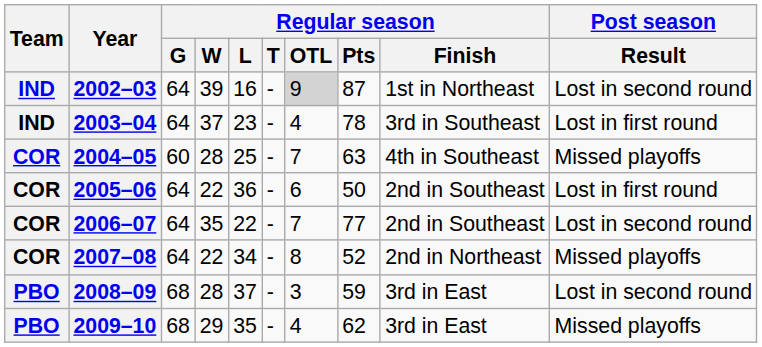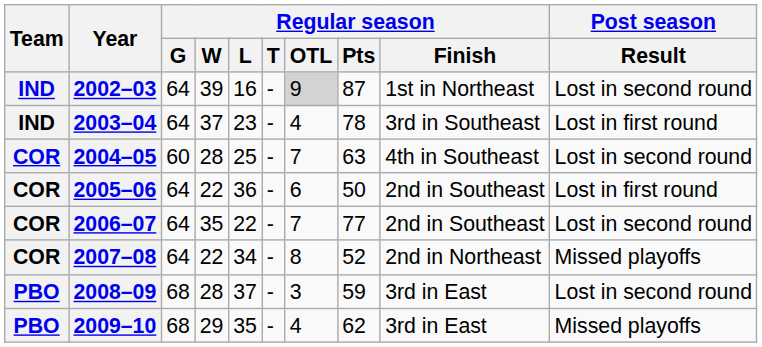(628, 156) Missed playoffs -> (653, 156) Lost in second round
